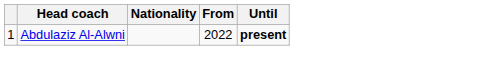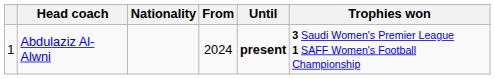+ column: (390, 14)
(218, 34) 2022 -> (218, 49) 2024
